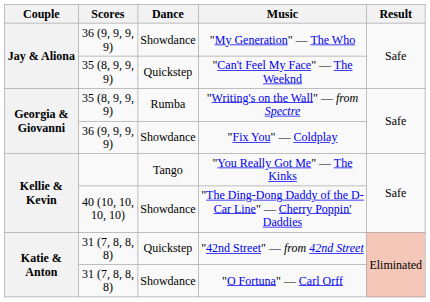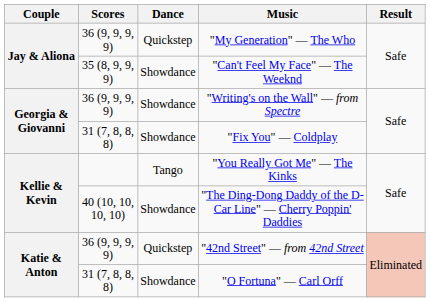(168, 39) Showdance -> (168, 39) Quickstep
(168, 72) Quickstep -> (168, 72) Showdance
(108, 104) 35 (8, 9, 9, 9) -> (108, 104) 36 (9, 9, 9, 9)
(168, 104) Rumba -> (168, 104) Showdance
(108, 137) 36 (9, 9, 9, 9) -> (108, 137) 31 (7, 8, 8, 8)
(108, 248) 31 (7, 8, 8, 8) -> (108, 248) 36 (9, 9, 9, 9)
